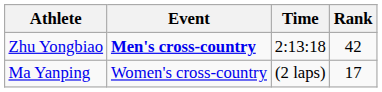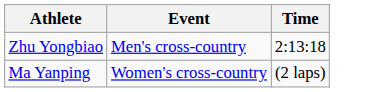- column: (353, 18)
(183, 46) bold -> (179, 46) normal
